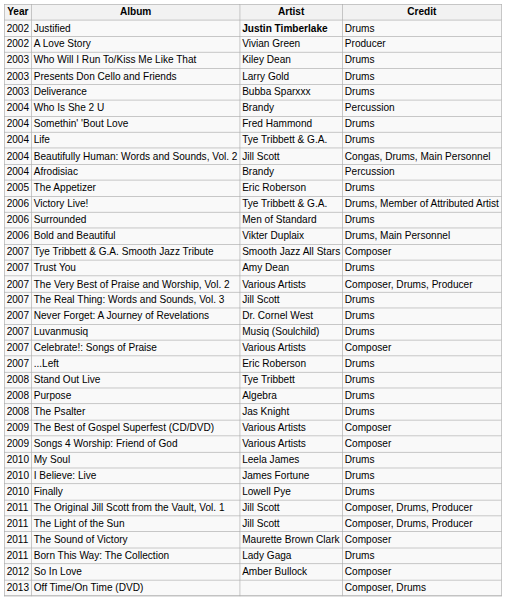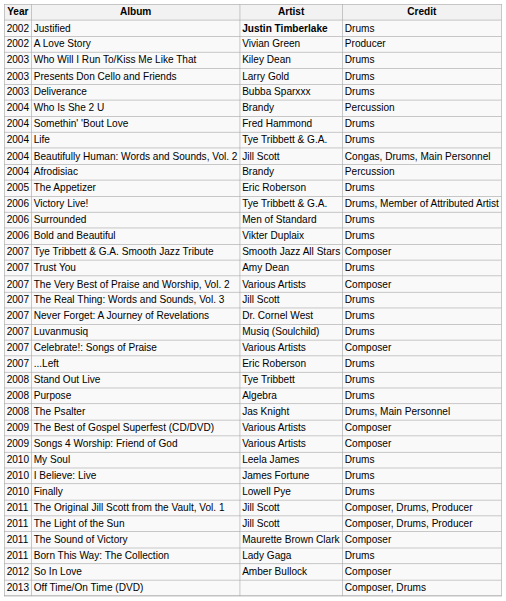(397, 236) Drums, Main Personnel -> (360, 236) Drums
(409, 284) Composer, Drums, Producer -> (368, 284) Composer
(360, 412) Drums -> (397, 412) Drums, Main Personnel
